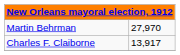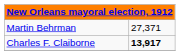(146, 27) 27,970 -> (146, 27) 27,371
(146, 43) normal -> (146, 43) bold
